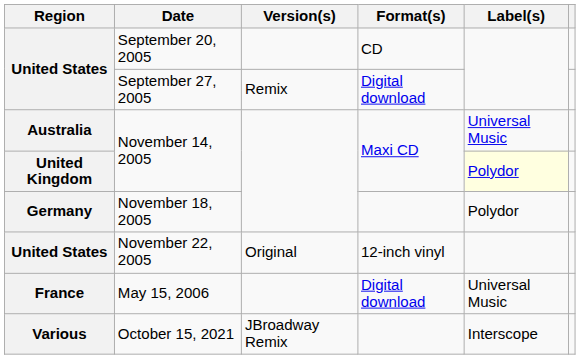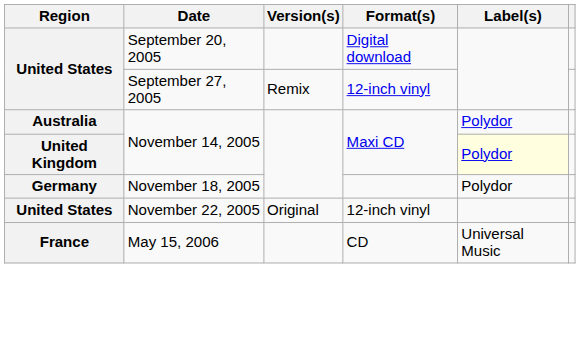(372, 48) CD -> (379, 48) Digital download
(393, 89) Digital download -> (388, 89) 12-inch vinyl
(499, 130) Universal Music -> (487, 121) Polydor
(393, 293) Digital download -> (357, 242) CD
- row: (59, 334)
